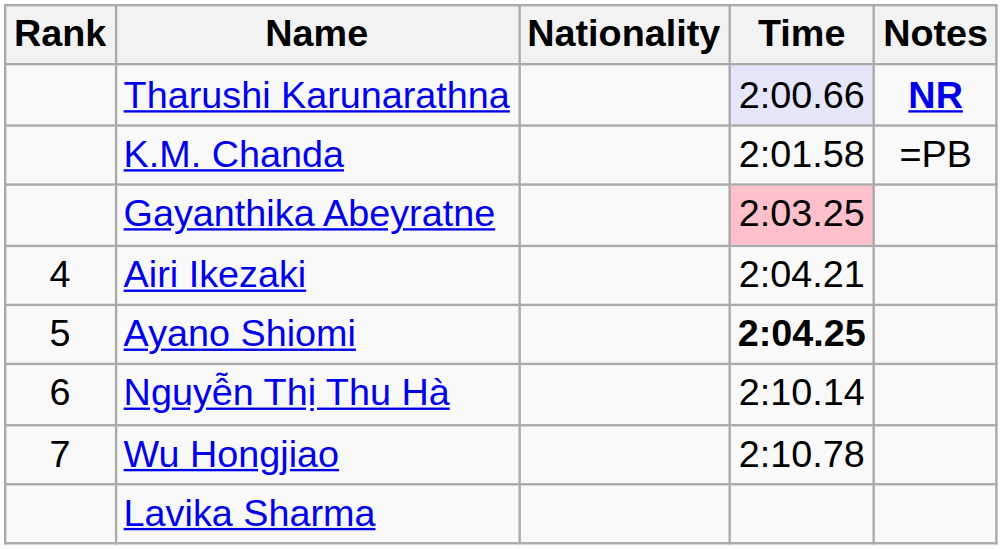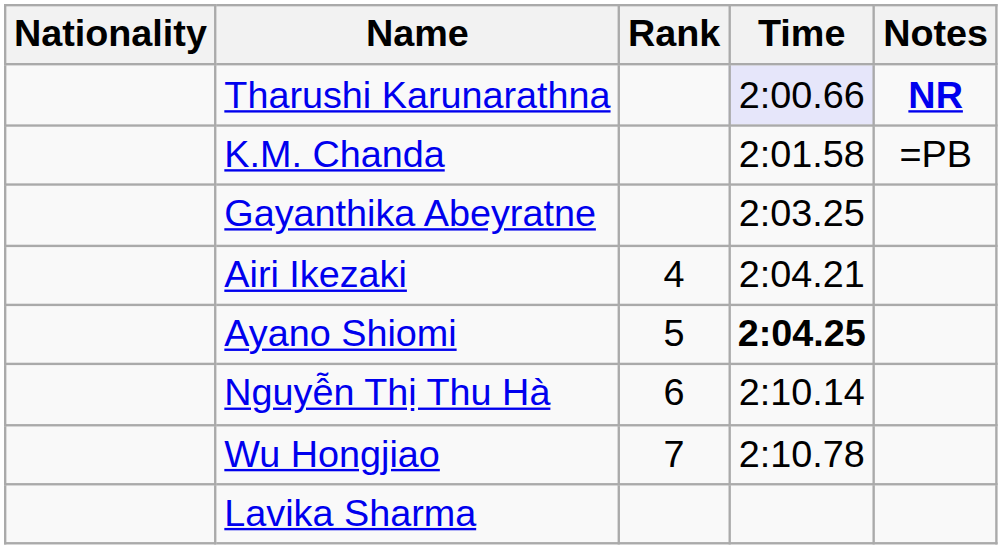columns swapped: (60, 34) <-> (624, 34)
(802, 214) pink background -> (802, 214) no background
